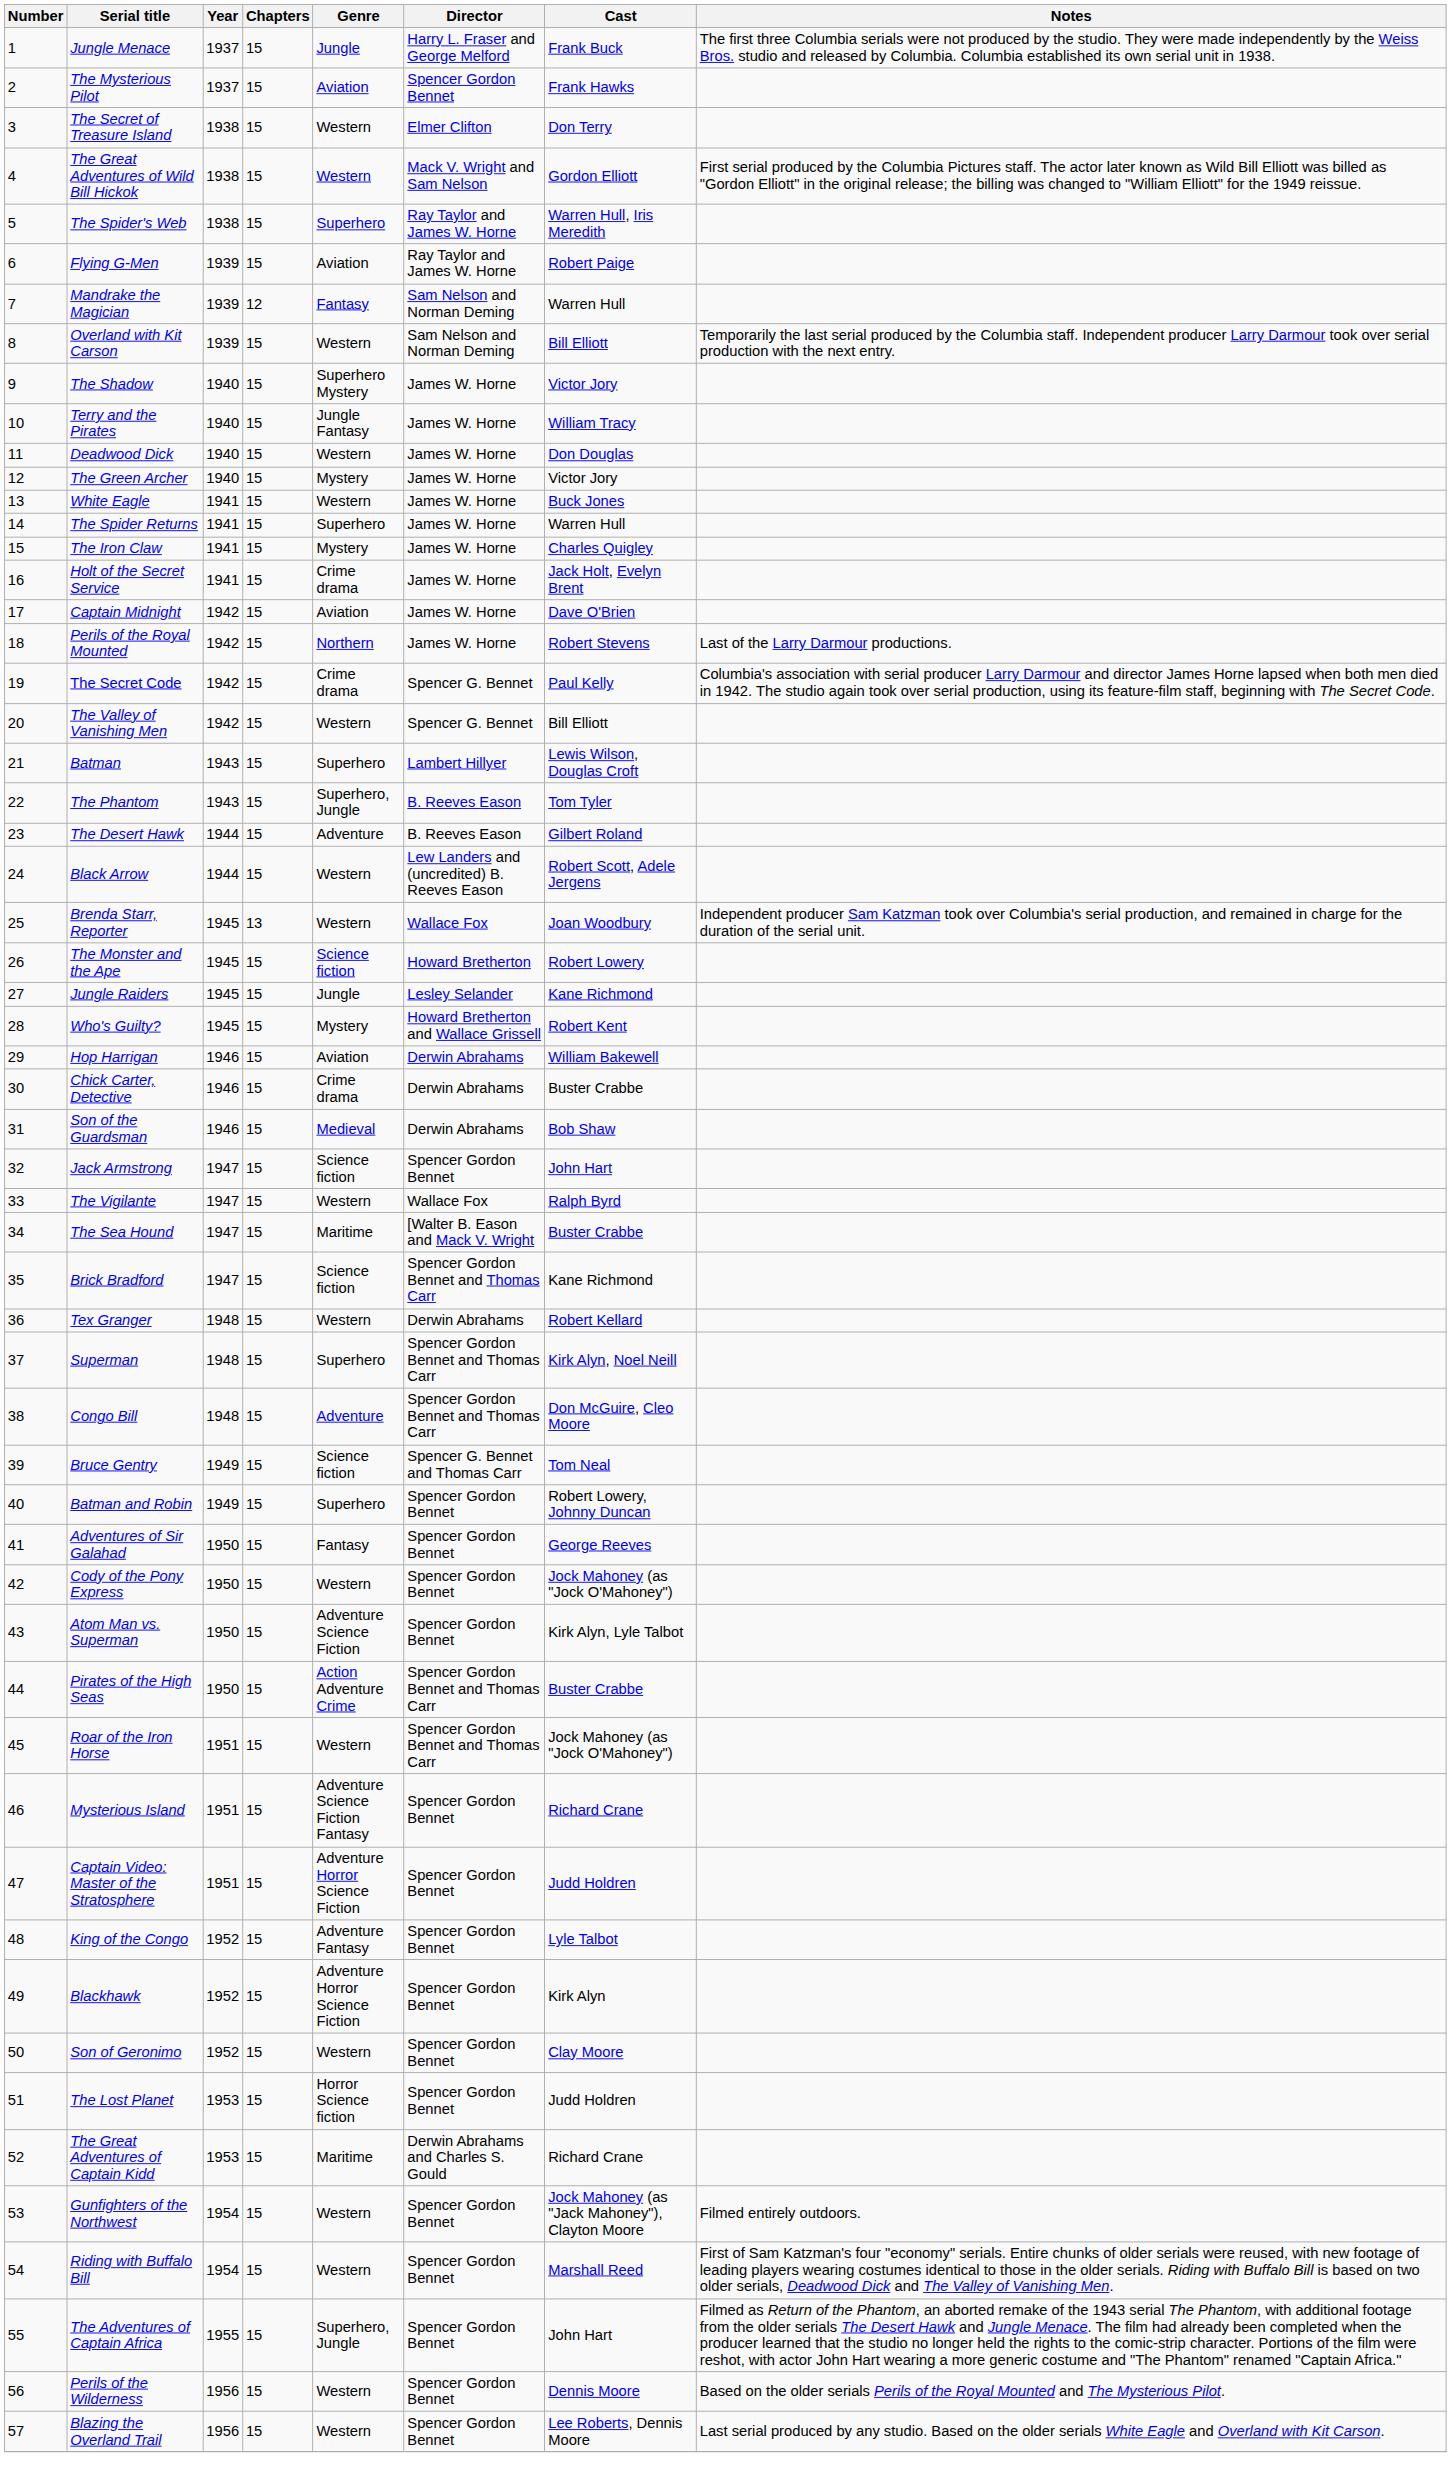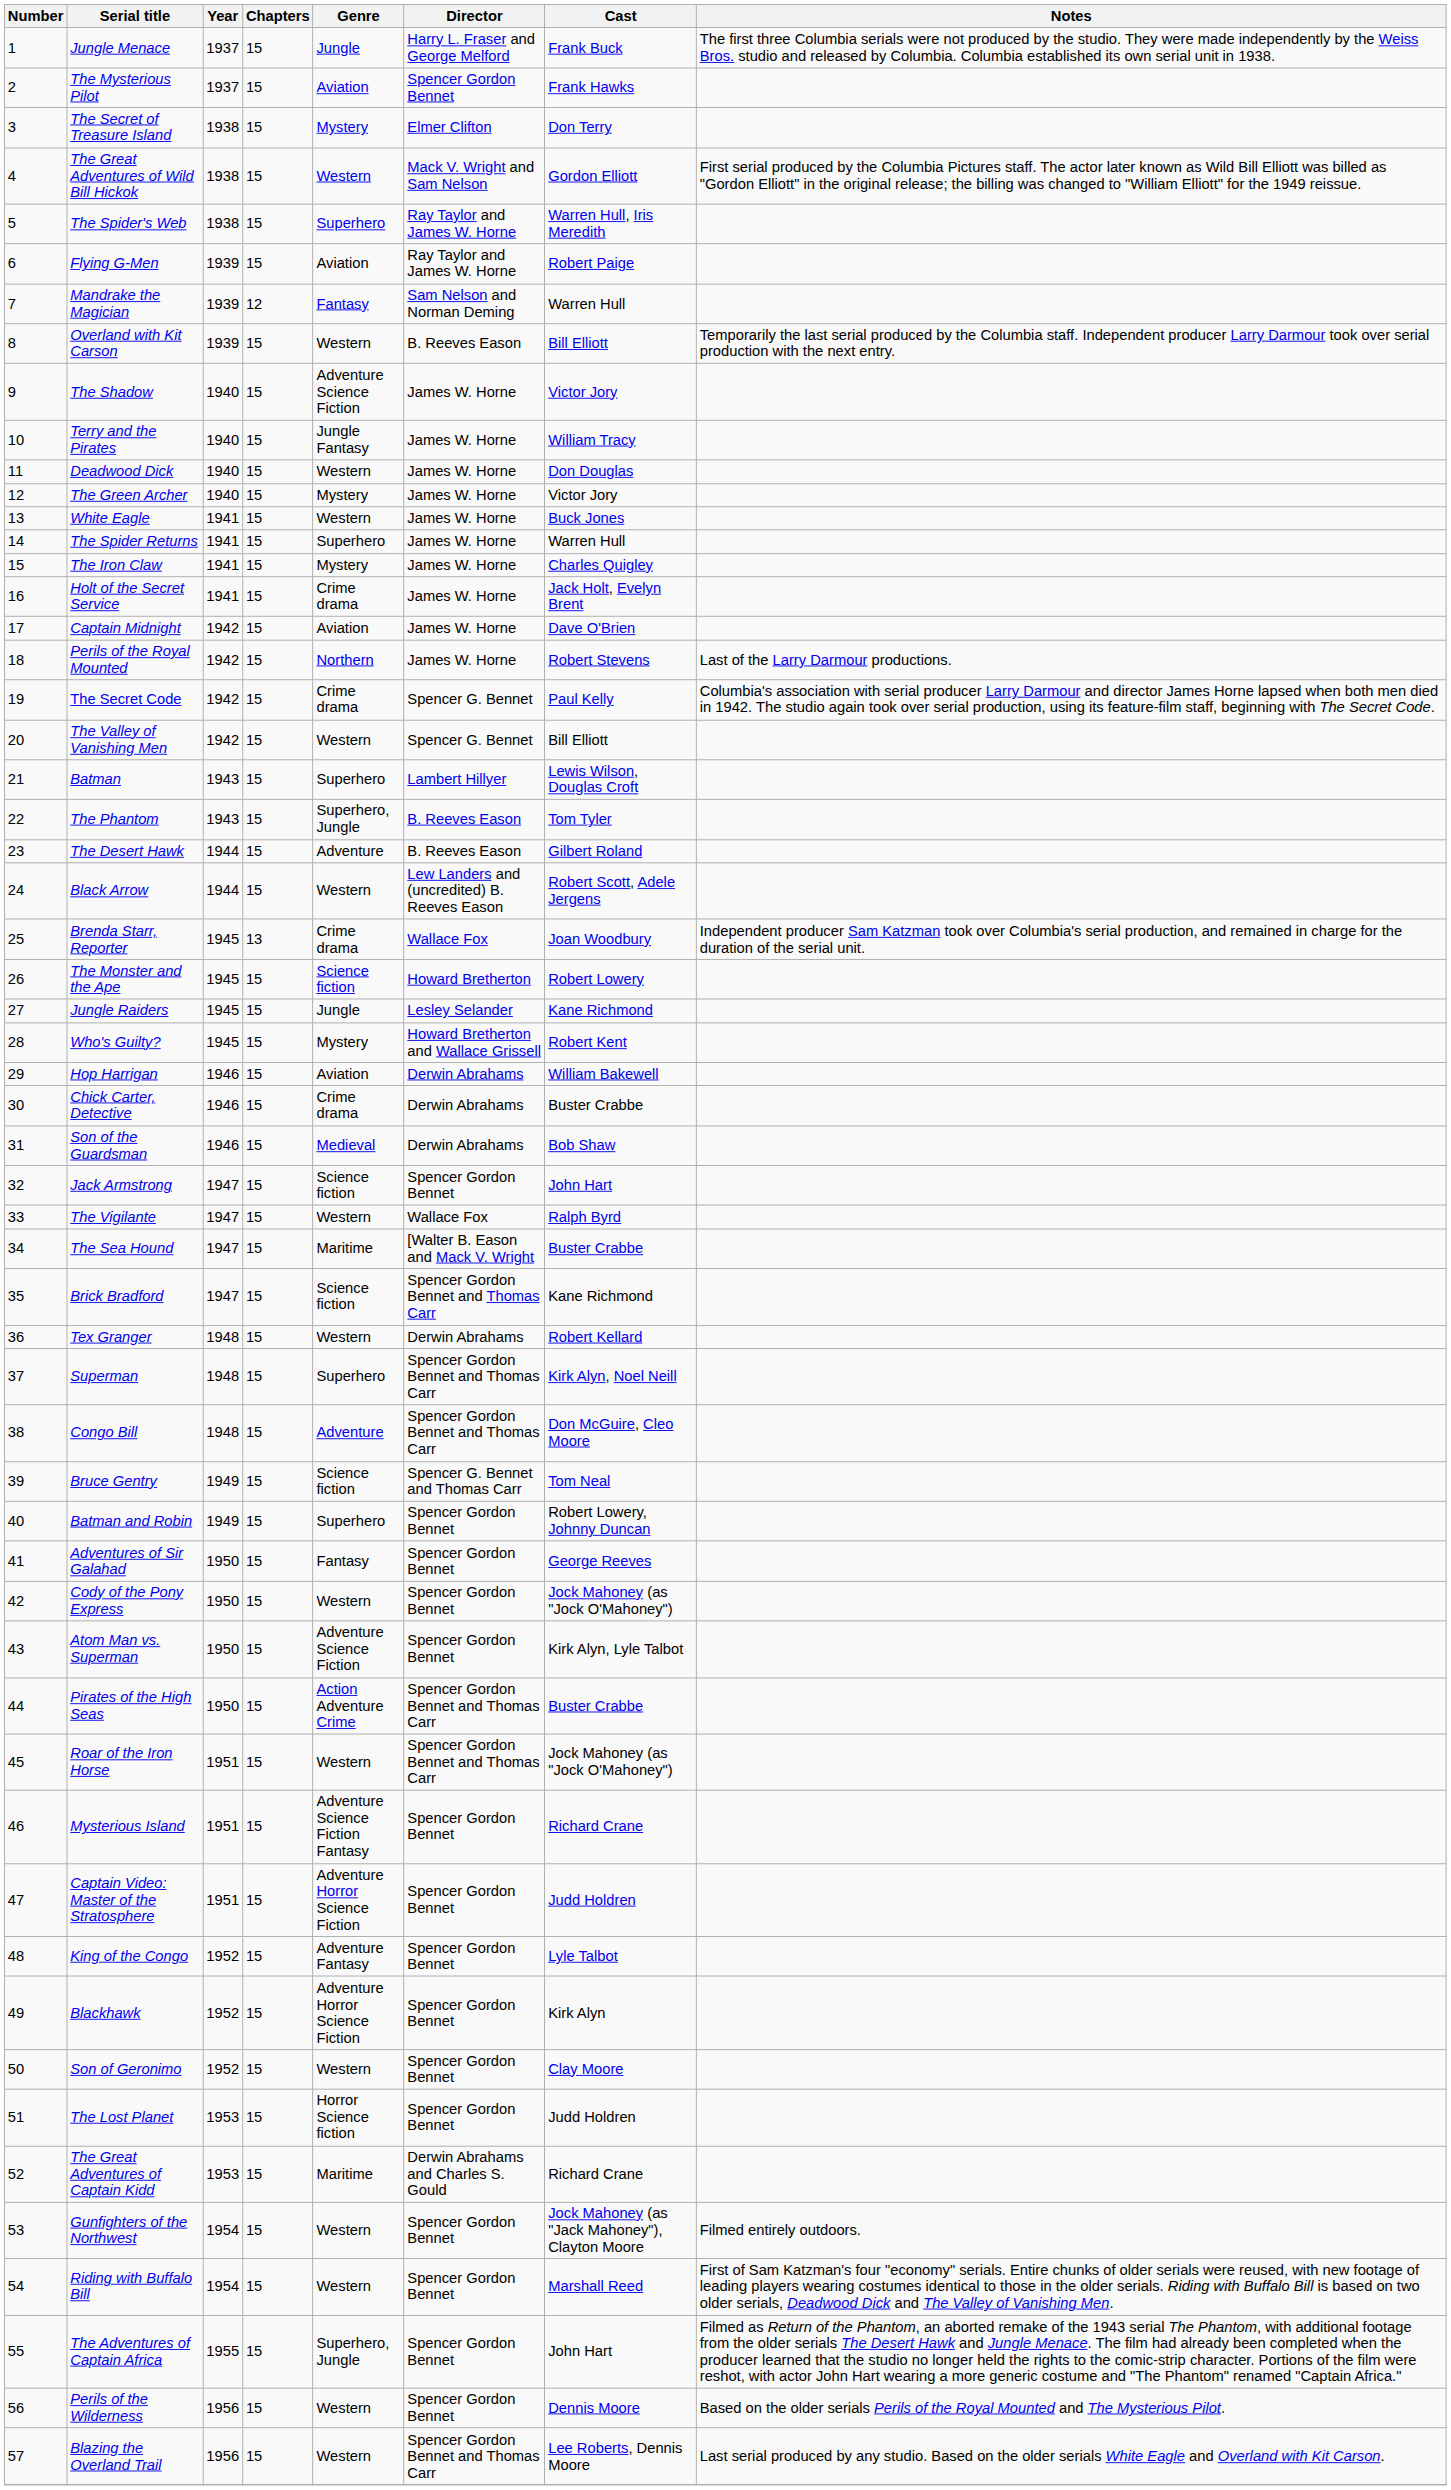(344, 127) Western -> (342, 127) Mystery
(462, 343) Sam Nelson and Norman Deming -> (464, 343) B. Reeves Eason
(351, 383) Superhero Mystery -> (350, 391) Adventure Science Fiction
(344, 922) Western -> (337, 939) Crime drama
(461, 2431) Spencer Gordon Bennet -> (473, 2456) Spencer Gordon Bennet and Thomas Carr
